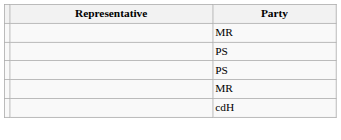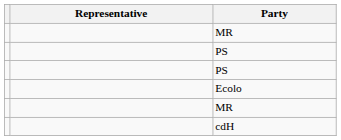+ row: (7, 89)
